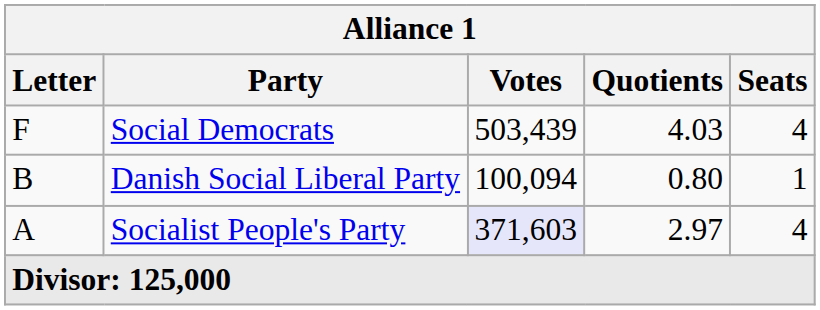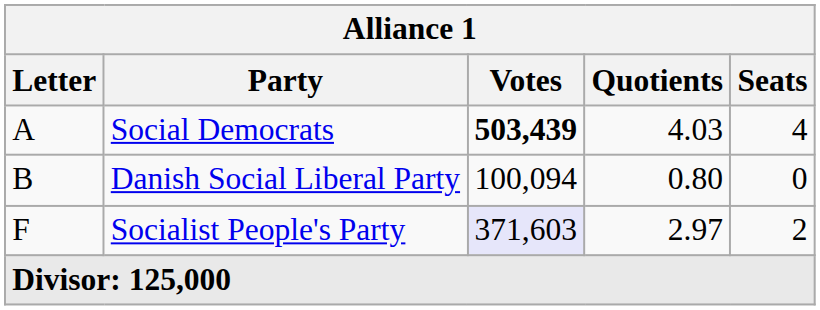(21, 129) F -> (24, 129) A
(526, 129) normal -> (526, 129) bold
(800, 179) 1 -> (800, 179) 0
(24, 229) A -> (21, 229) F
(800, 229) 4 -> (800, 229) 2
